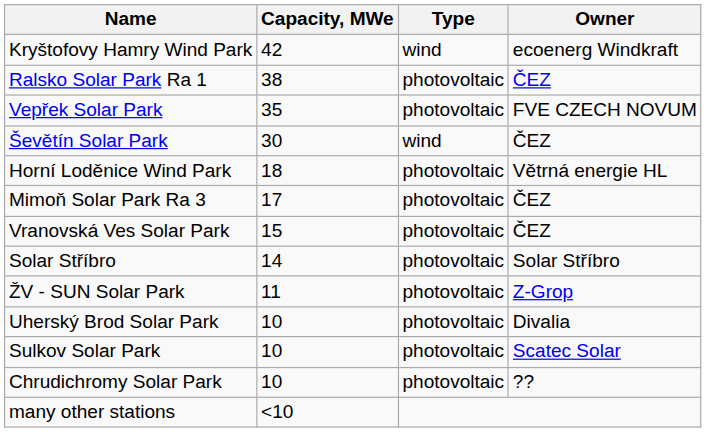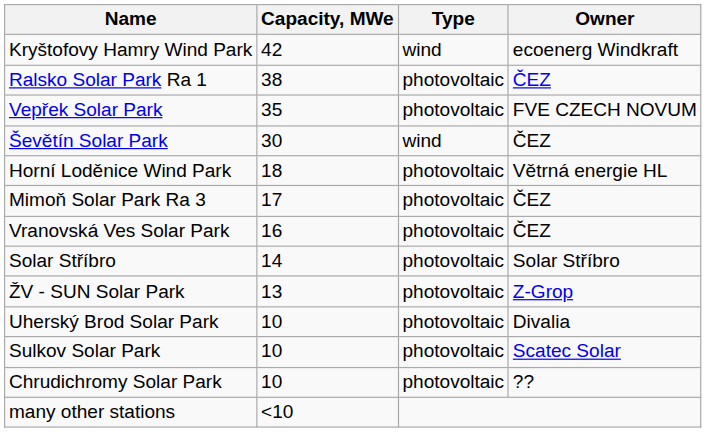(272, 230) 15 -> (272, 230) 16
(271, 291) 11 -> (272, 291) 13
